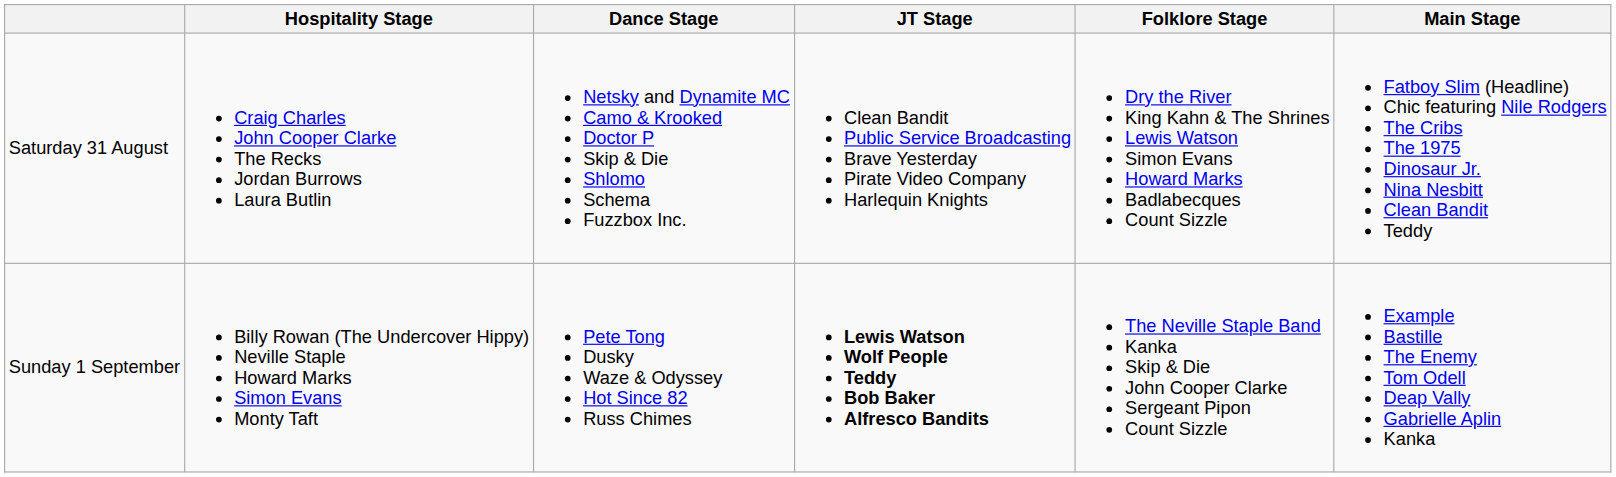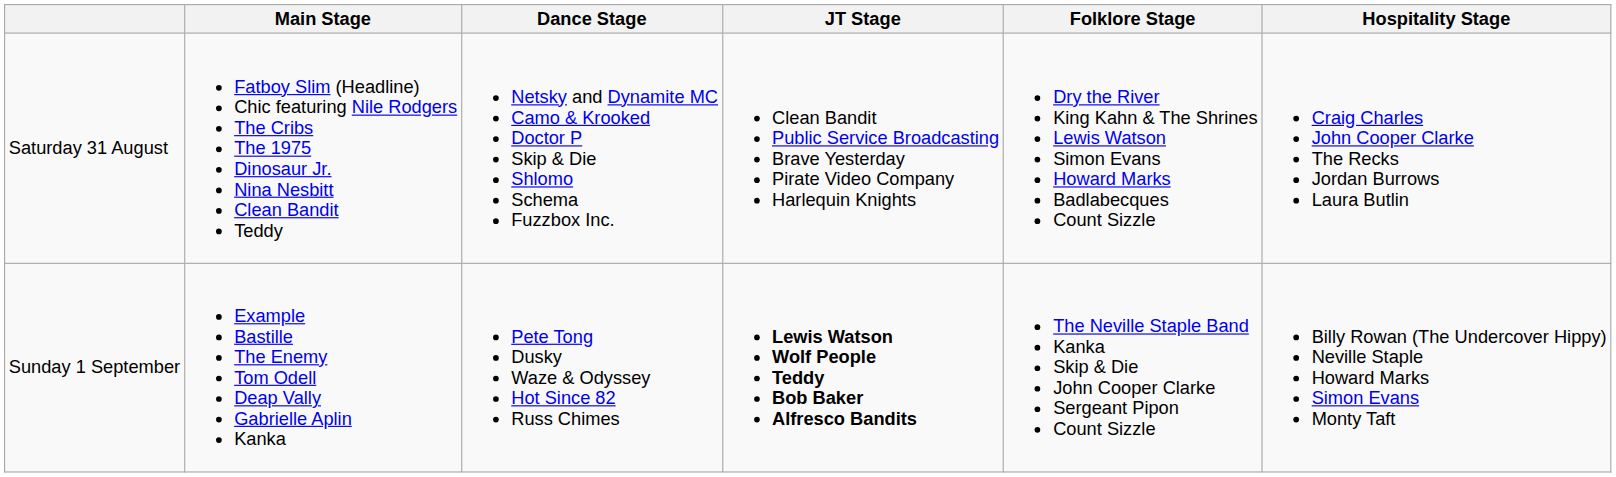columns swapped: (1472, 18) <-> (359, 18)
